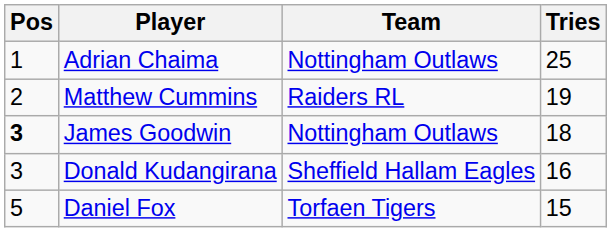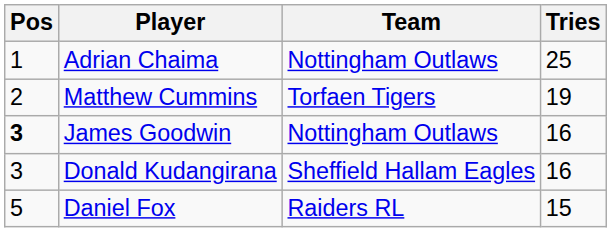(346, 97) Raiders RL -> (362, 97) Torfaen Tigers
(559, 134) 18 -> (559, 134) 16
(362, 208) Torfaen Tigers -> (346, 208) Raiders RL
